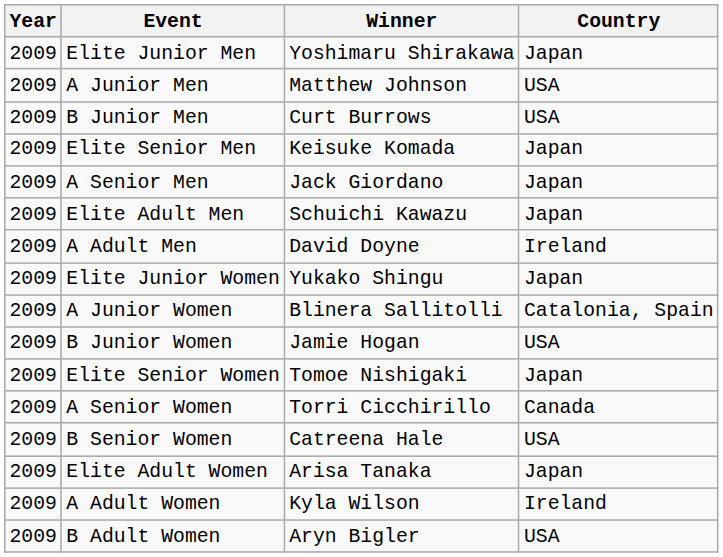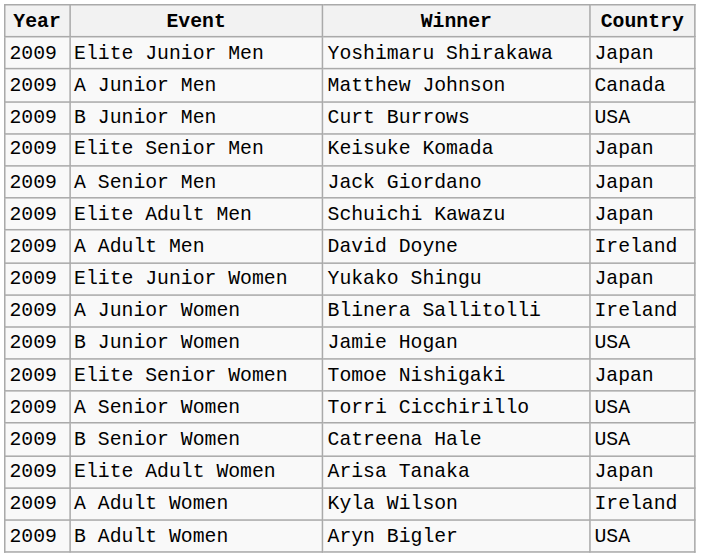(542, 85) USA -> (630, 85) Canada
(619, 311) Catalonia, Spain -> (636, 311) Ireland
(559, 407) Canada -> (612, 407) USA
